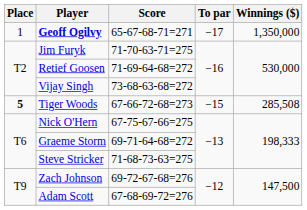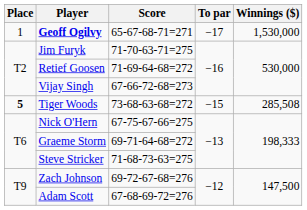(276, 31) 1,350,000 -> (276, 31) 1,530,000
(152, 86) 73-68-63-68=272 -> (152, 86) 67-66-72-68=273
(152, 104) 67-66-72-68=273 -> (152, 104) 73-68-63-68=272
